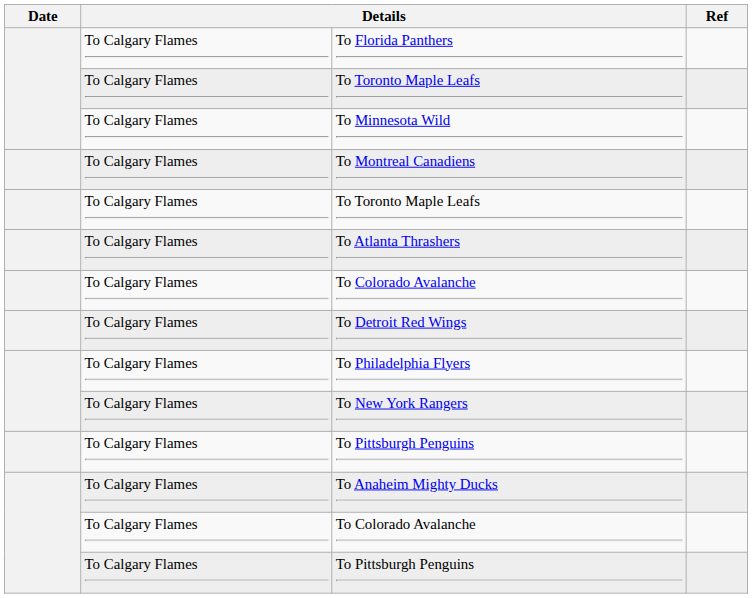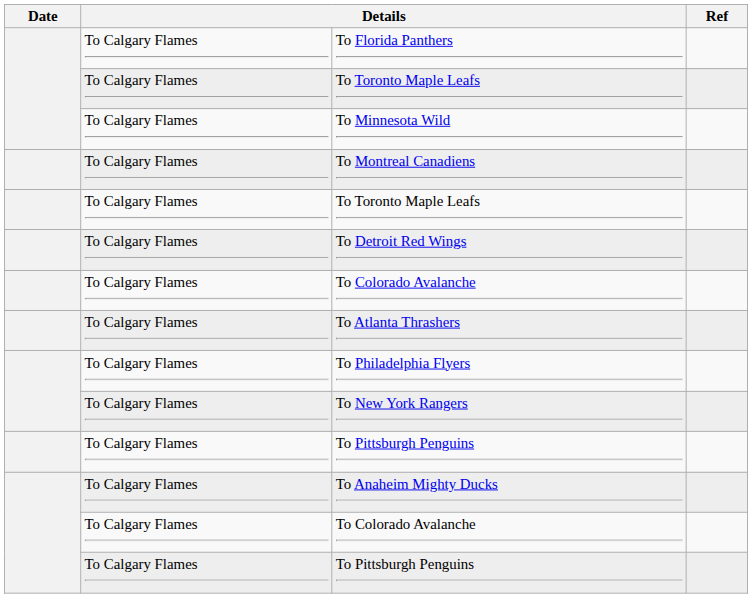rows swapped: (43, 331) <-> (43, 250)
